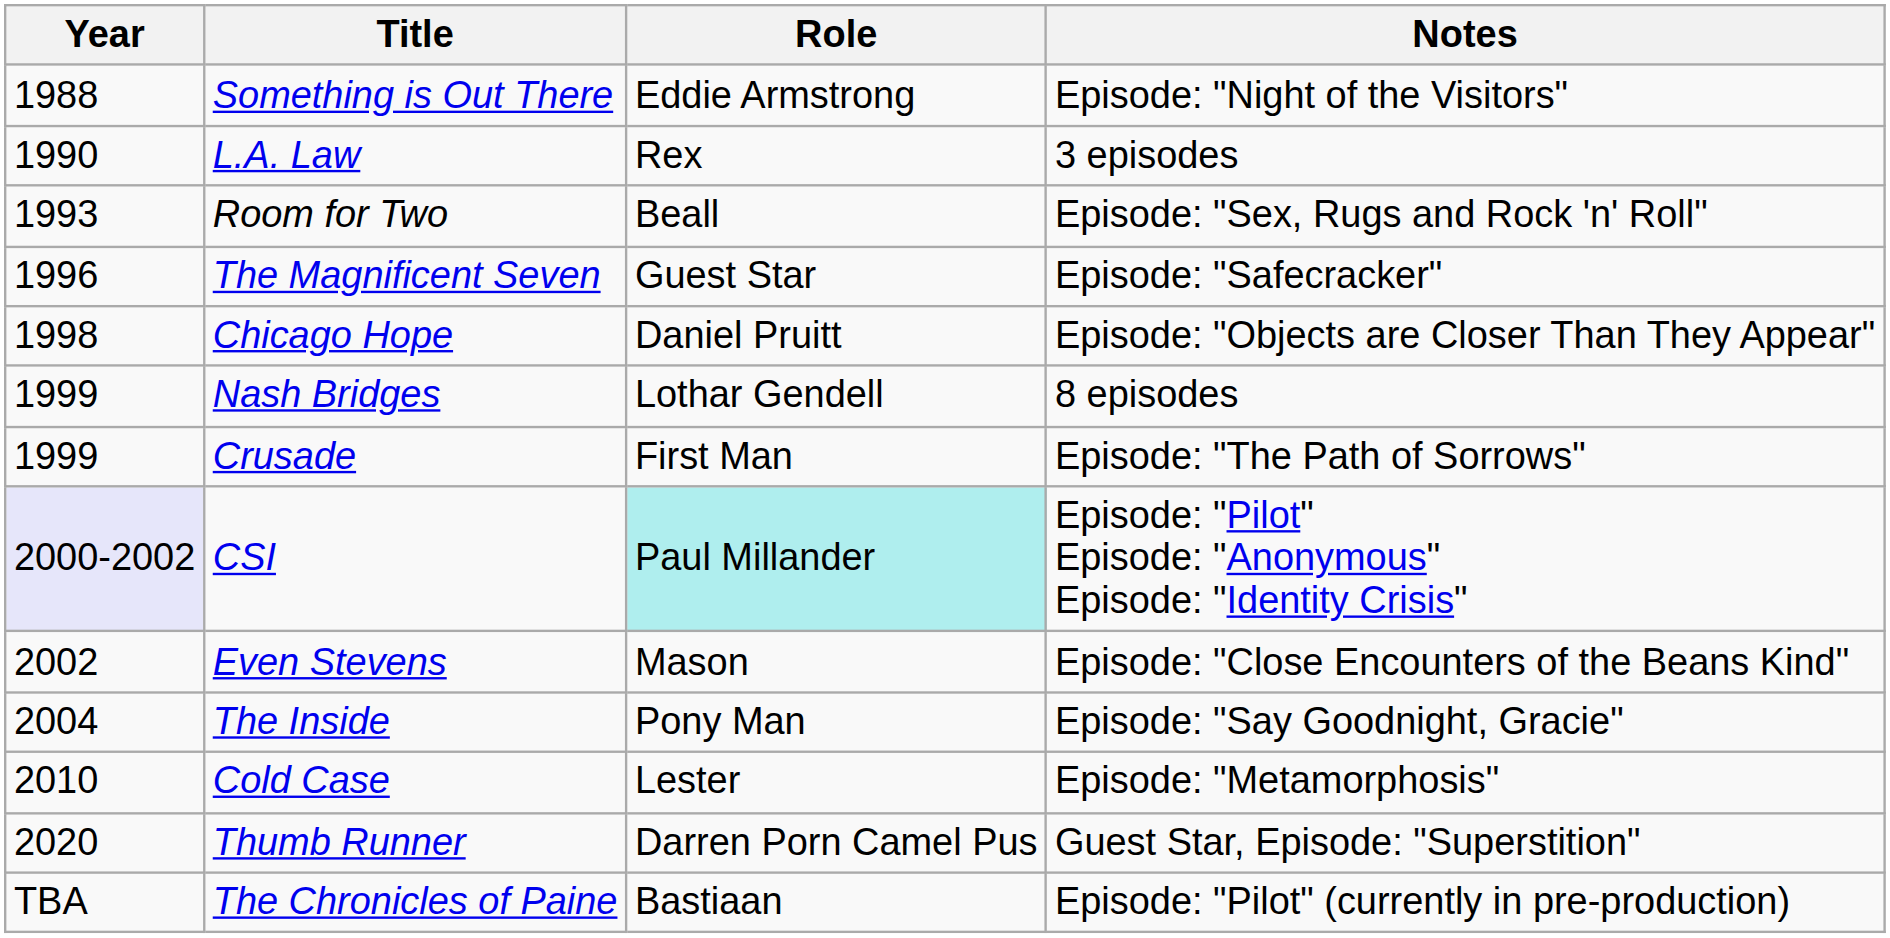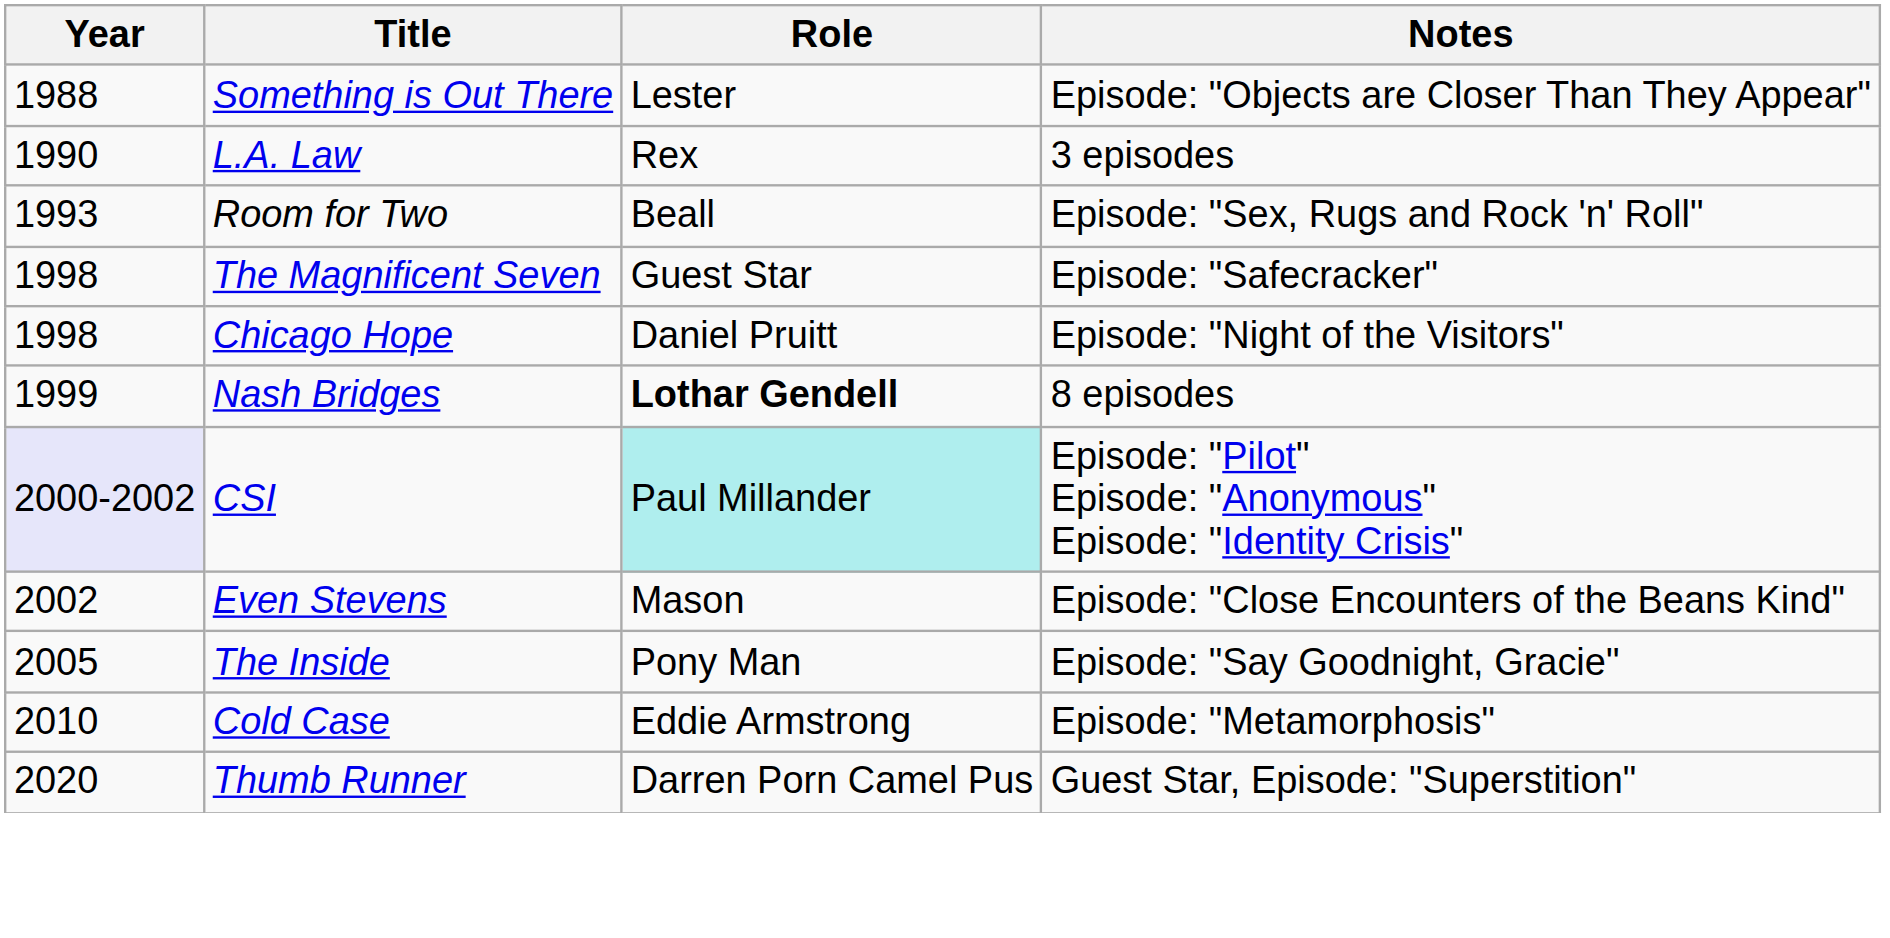(775, 94) Eddie Armstrong -> (683, 94) Lester
(1312, 94) Episode: "Night of the Visitors" -> (1461, 94) Episode: "Objects are Closer Than They Appear"
(56, 275) 1996 -> (56, 275) 1998
(1465, 335) Episode: "Objects are Closer Than They Appear" -> (1307, 335) Episode: "Night of the Visitors"
(759, 395) normal -> (764, 395) bold
- row: (284, 455)
(56, 721) 2004 -> (56, 661) 2005
(688, 781) Lester -> (771, 721) Eddie Armstrong
- row: (415, 901)
